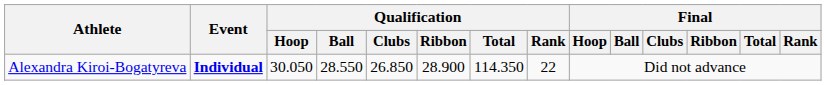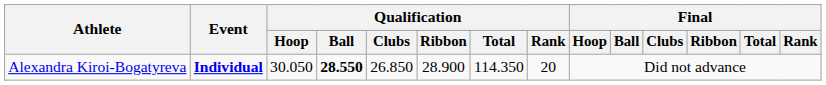(342, 67) normal -> (342, 67) bold
(548, 67) 22 -> (548, 67) 20
